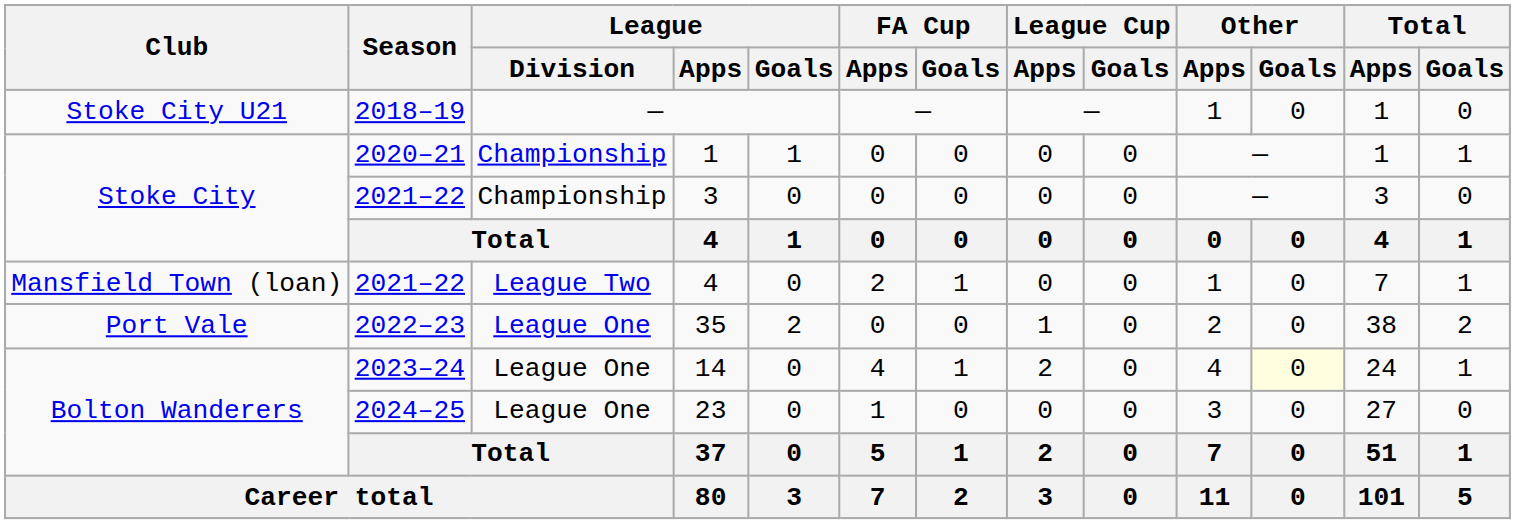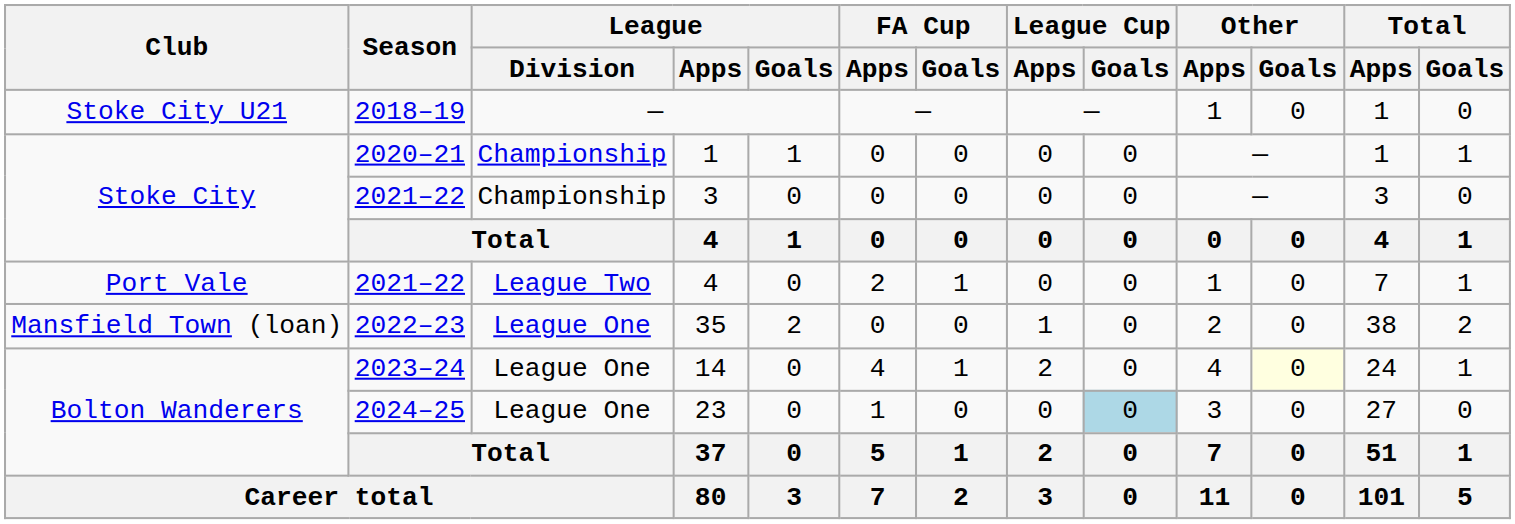(177, 283) Mansfield Town (loan) -> (177, 283) Port Vale
(177, 326) Port Vale -> (177, 326) Mansfield Town (loan)
(1130, 412) no background -> (1130, 412) lightblue background
